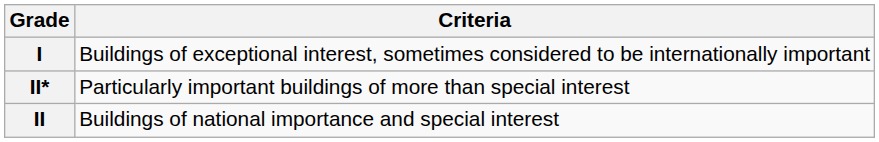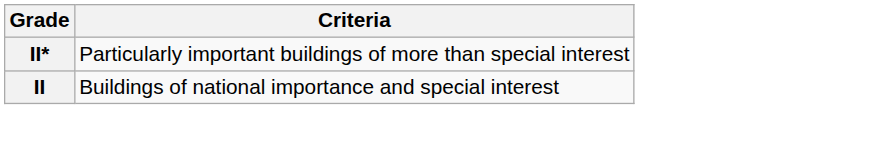- row: (39, 53)
